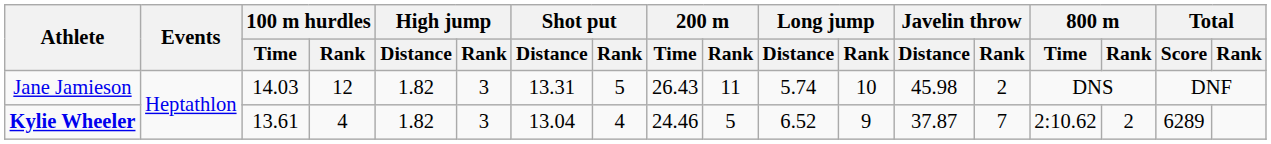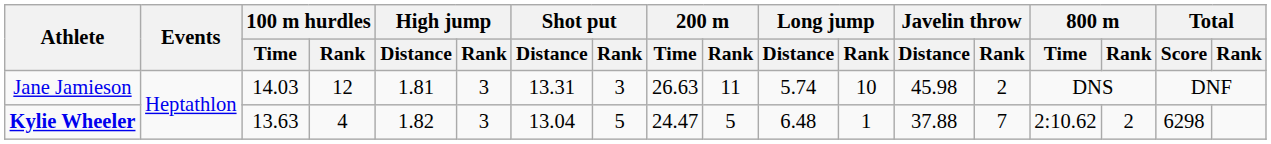(416, 87) 1.82 -> (416, 87) 1.81
(620, 87) 5 -> (620, 87) 3
(675, 87) 26.43 -> (675, 87) 26.63
(275, 121) 13.61 -> (275, 121) 13.63
(620, 121) 4 -> (620, 121) 5
(675, 121) 24.46 -> (675, 121) 24.47
(798, 121) 6.52 -> (798, 121) 6.48
(866, 121) 9 -> (866, 121) 1
(934, 121) 37.87 -> (934, 121) 37.88
(1184, 121) 6289 -> (1184, 121) 6298
